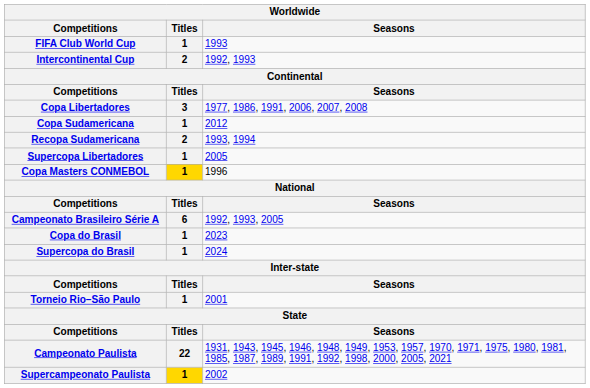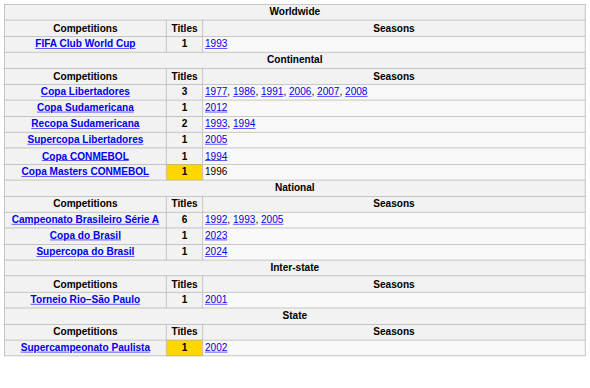- row: (85, 60)
+ row: (85, 156)
- row: (85, 353)
